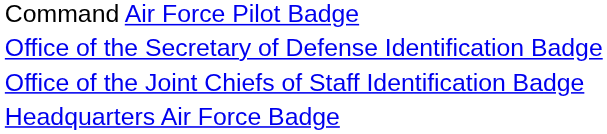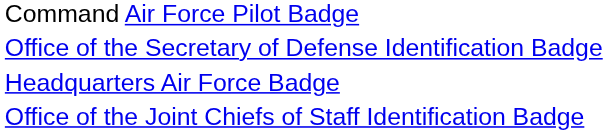rows swapped: (295, 82) <-> (172, 116)
